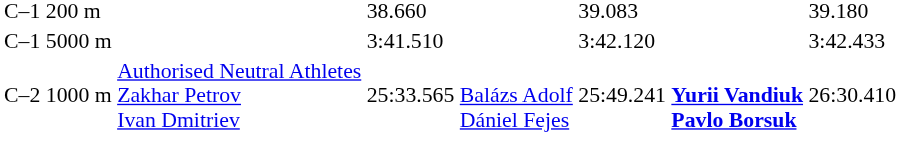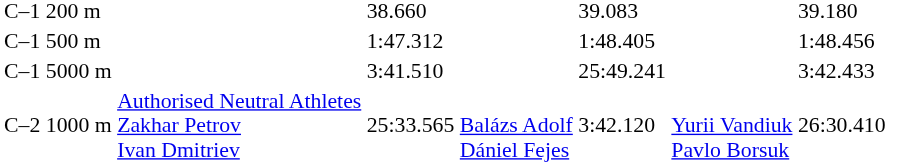+ row: (52, 41)
(617, 41) 3:42.120 -> (622, 70) 25:49.241
(622, 95) 25:49.241 -> (617, 125) 3:42.120
(737, 107) bold -> (732, 137) normal
